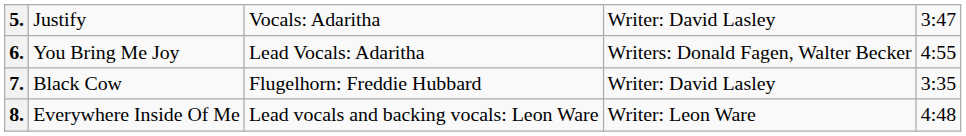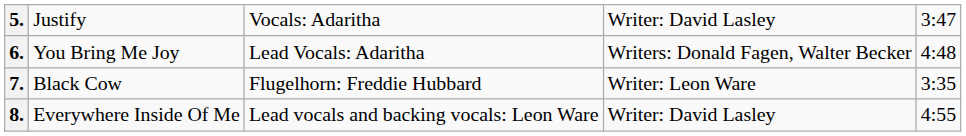(939, 51) 4:55 -> (939, 51) 4:48
(692, 83) Writer: David Lasley -> (682, 83) Writer: Leon Ware
(682, 114) Writer: Leon Ware -> (692, 114) Writer: David Lasley
(939, 114) 4:48 -> (939, 114) 4:55
